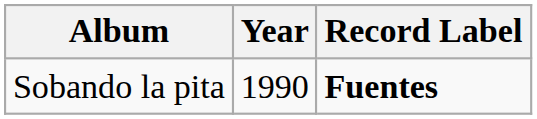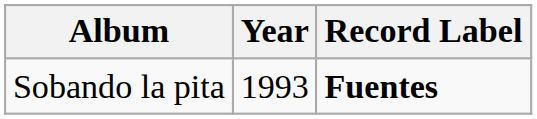(275, 85) 1990 -> (275, 85) 1993
